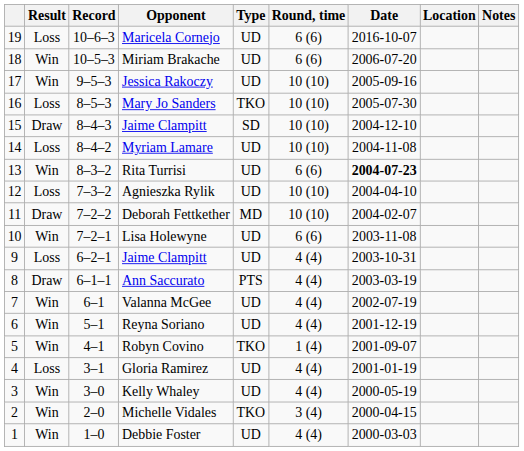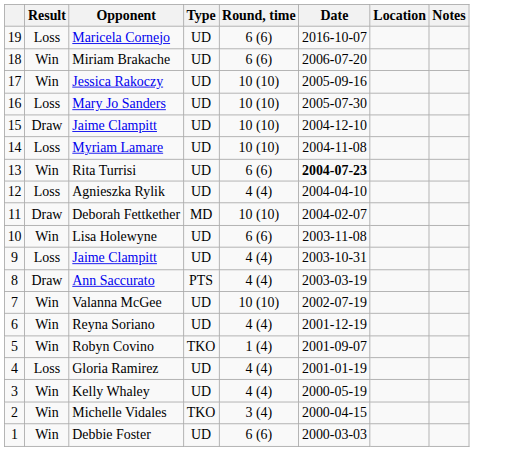- column: (94, 15)
(251, 103) TKO -> (201, 103) UD
(251, 125) SD -> (201, 125) UD
(309, 192) 10 (10) -> (259, 192) 4 (4)
(309, 302) 4 (4) -> (259, 302) 10 (10)
(309, 434) 4 (4) -> (259, 434) 6 (6)
